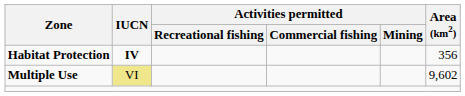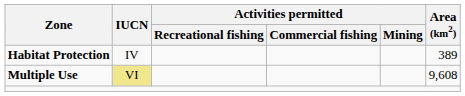(132, 55) bold -> (132, 55) normal
(448, 55) 356 -> (448, 55) 389
(443, 75) 9,602 -> (443, 75) 9,608
